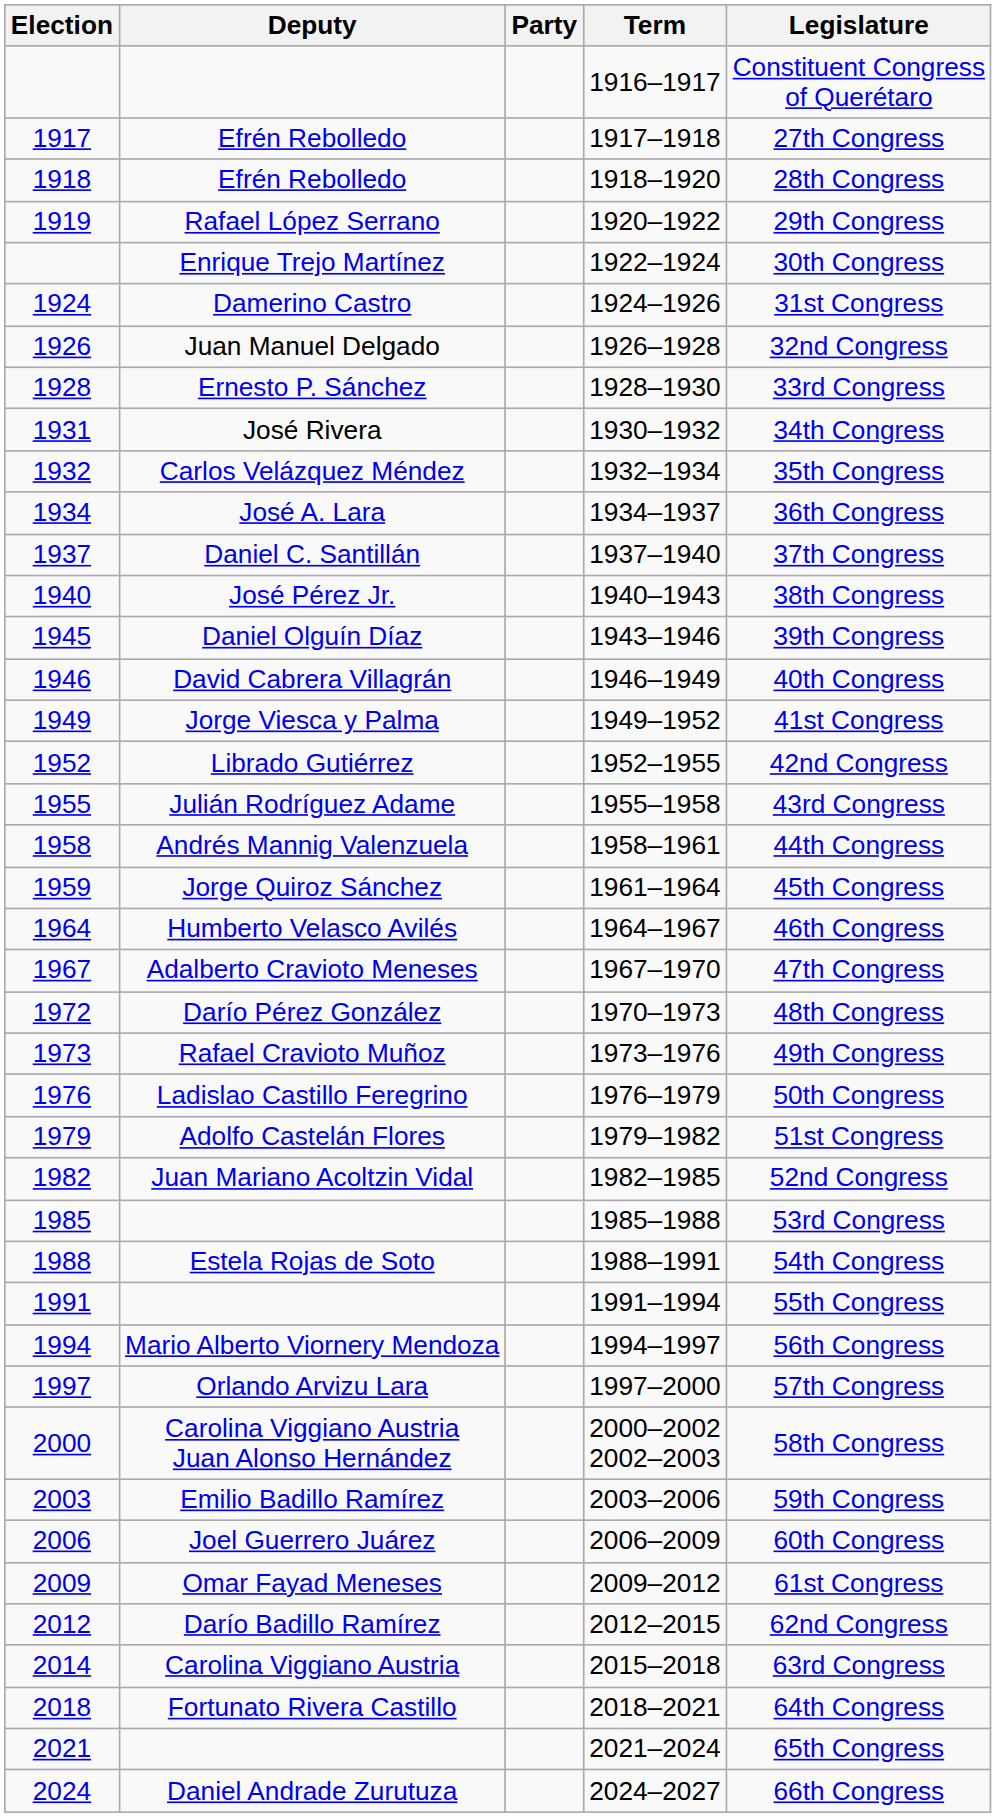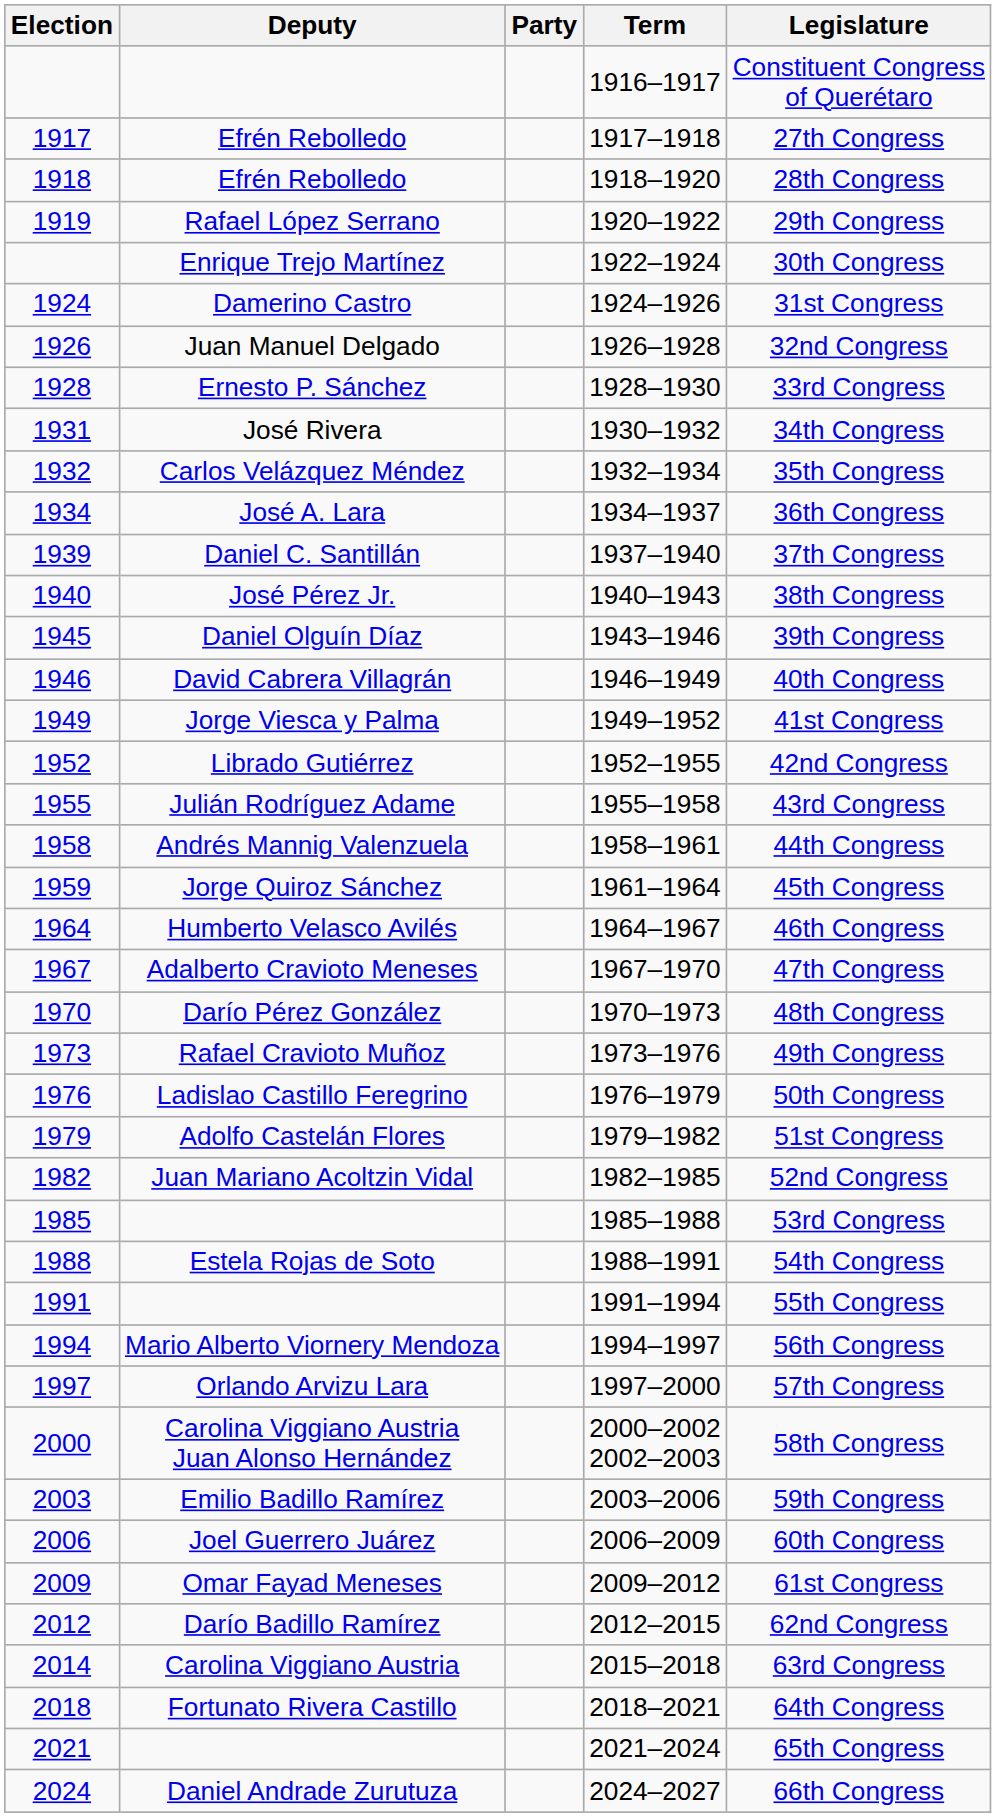(62, 554) 1937 -> (62, 554) 1939
(62, 1011) 1972 -> (62, 1011) 1970
